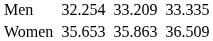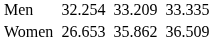(83, 32) 35.653 -> (83, 32) 26.653
(135, 32) 35.863 -> (135, 32) 35.862
